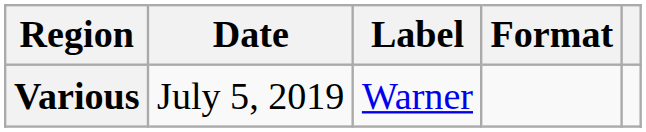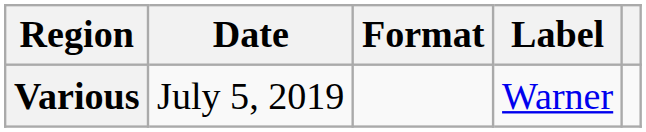columns swapped: (552, 34) <-> (417, 34)
